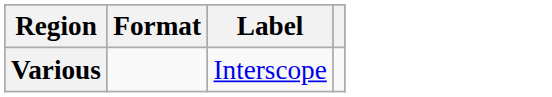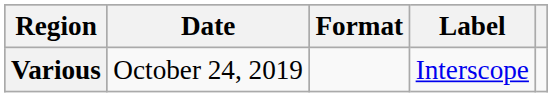+ column: (208, 26)
